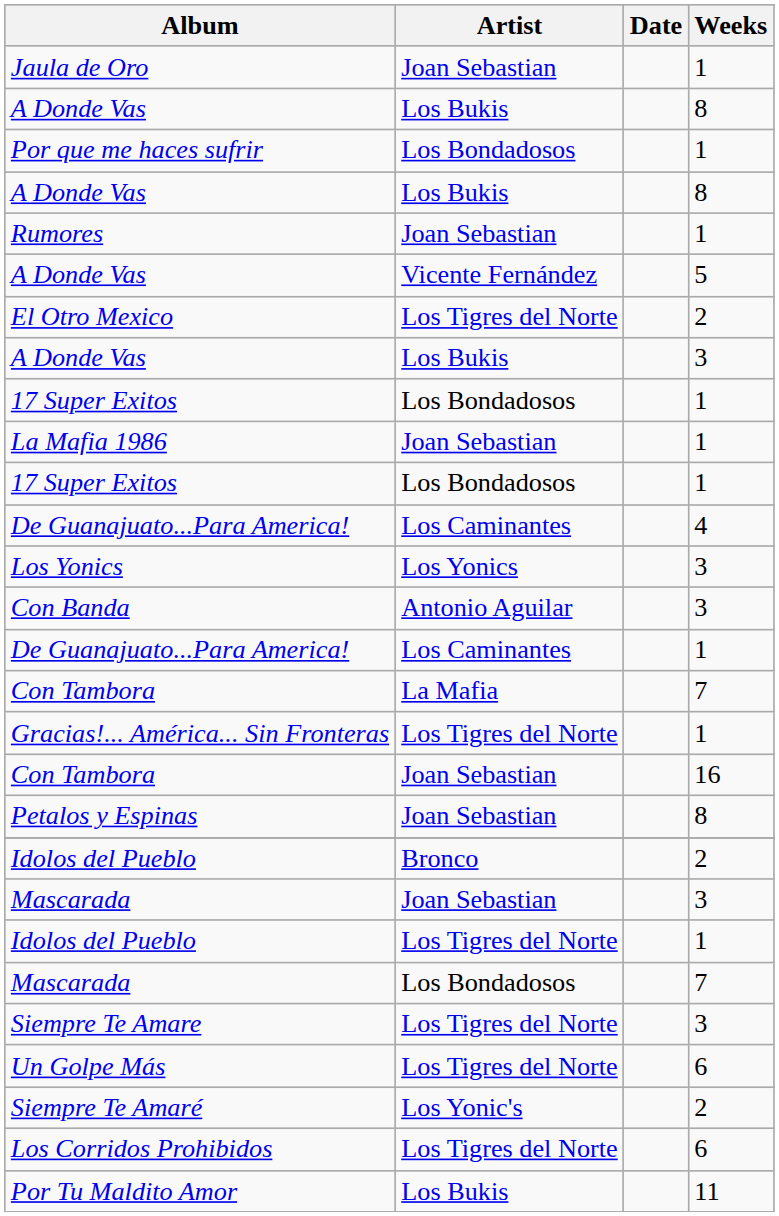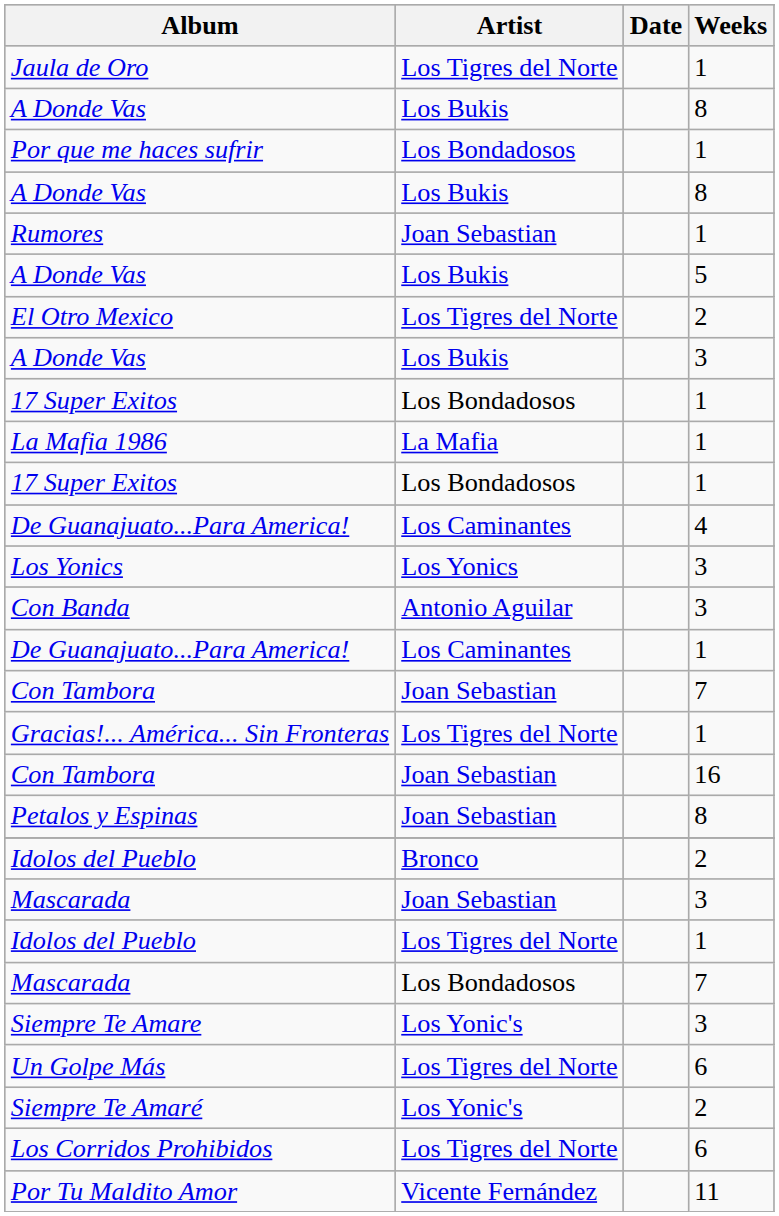(479, 66) Joan Sebastian -> (509, 66) Los Tigres del Norte
(499, 274) Vicente Fernández -> (455, 274) Los Bukis
(479, 441) Joan Sebastian -> (450, 441) La Mafia
(450, 691) La Mafia -> (479, 691) Joan Sebastian
(509, 1024) Los Tigres del Norte -> (462, 1024) Los Yonic's
(455, 1190) Los Bukis -> (499, 1190) Vicente Fernández
